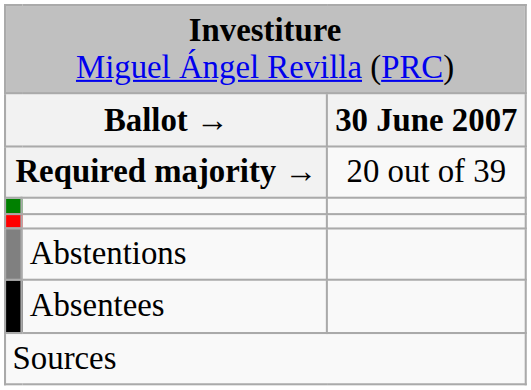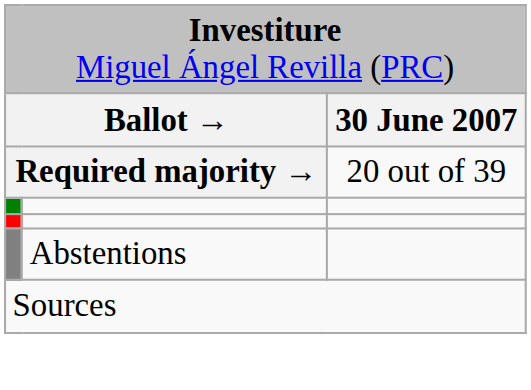- row: (14, 306)
